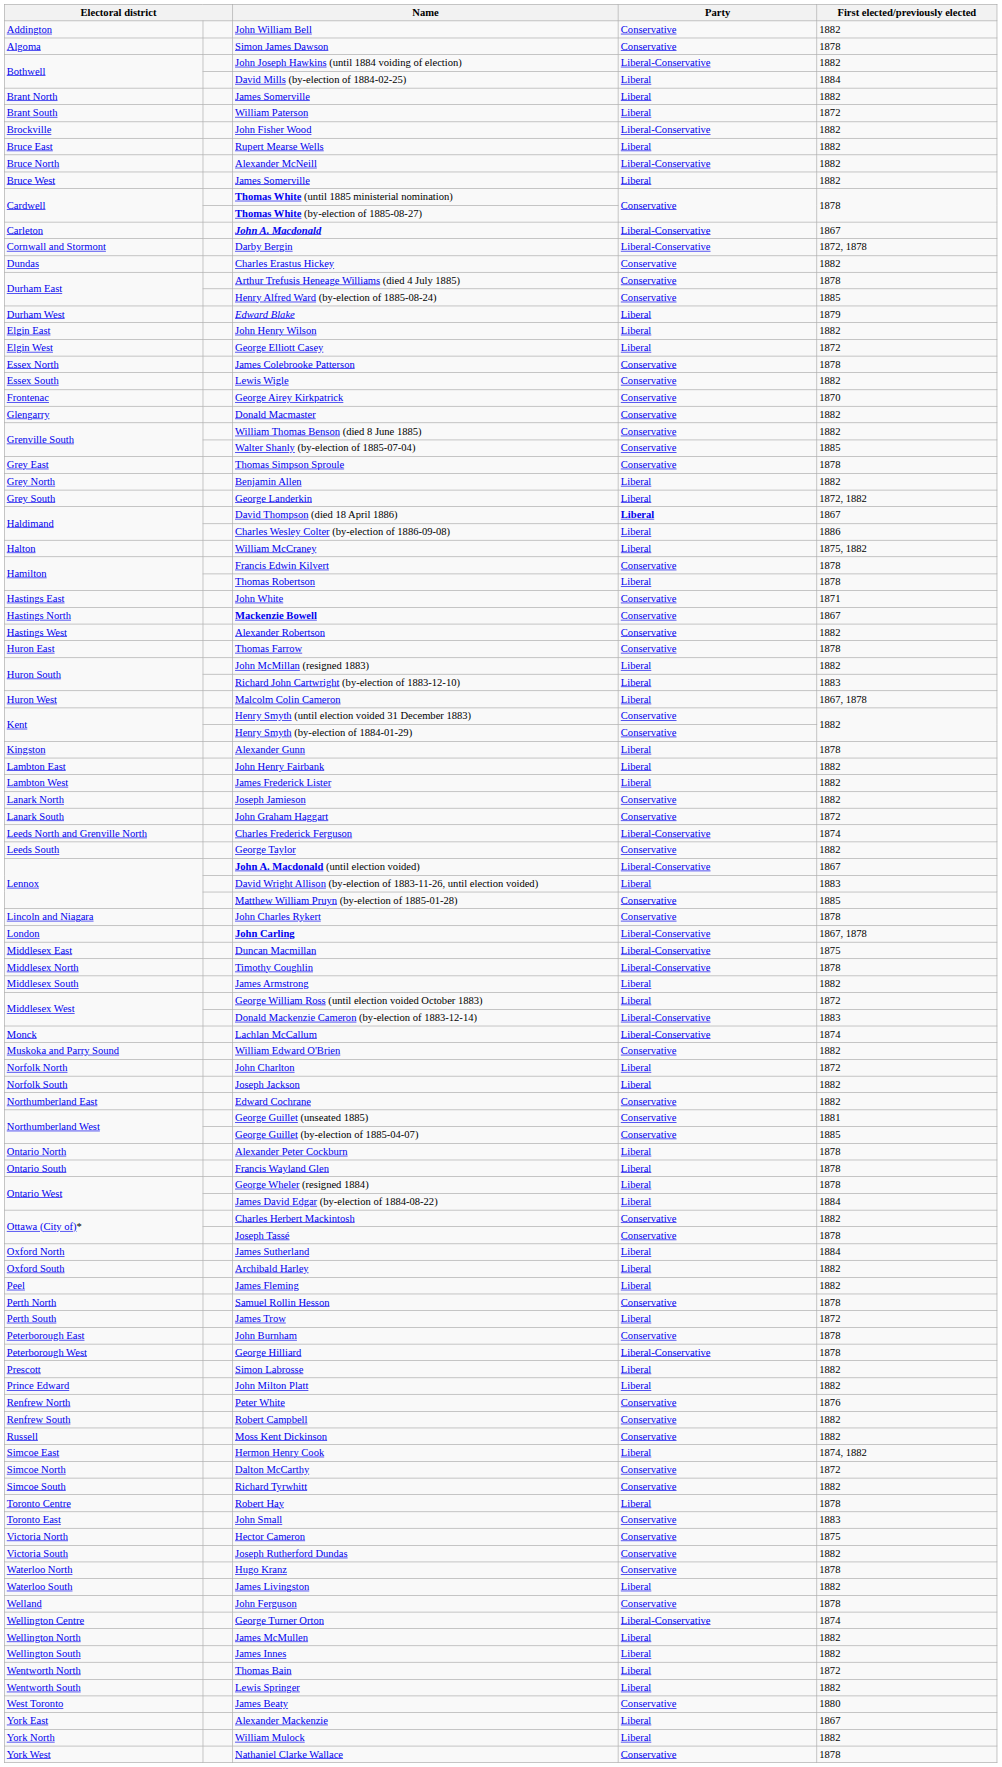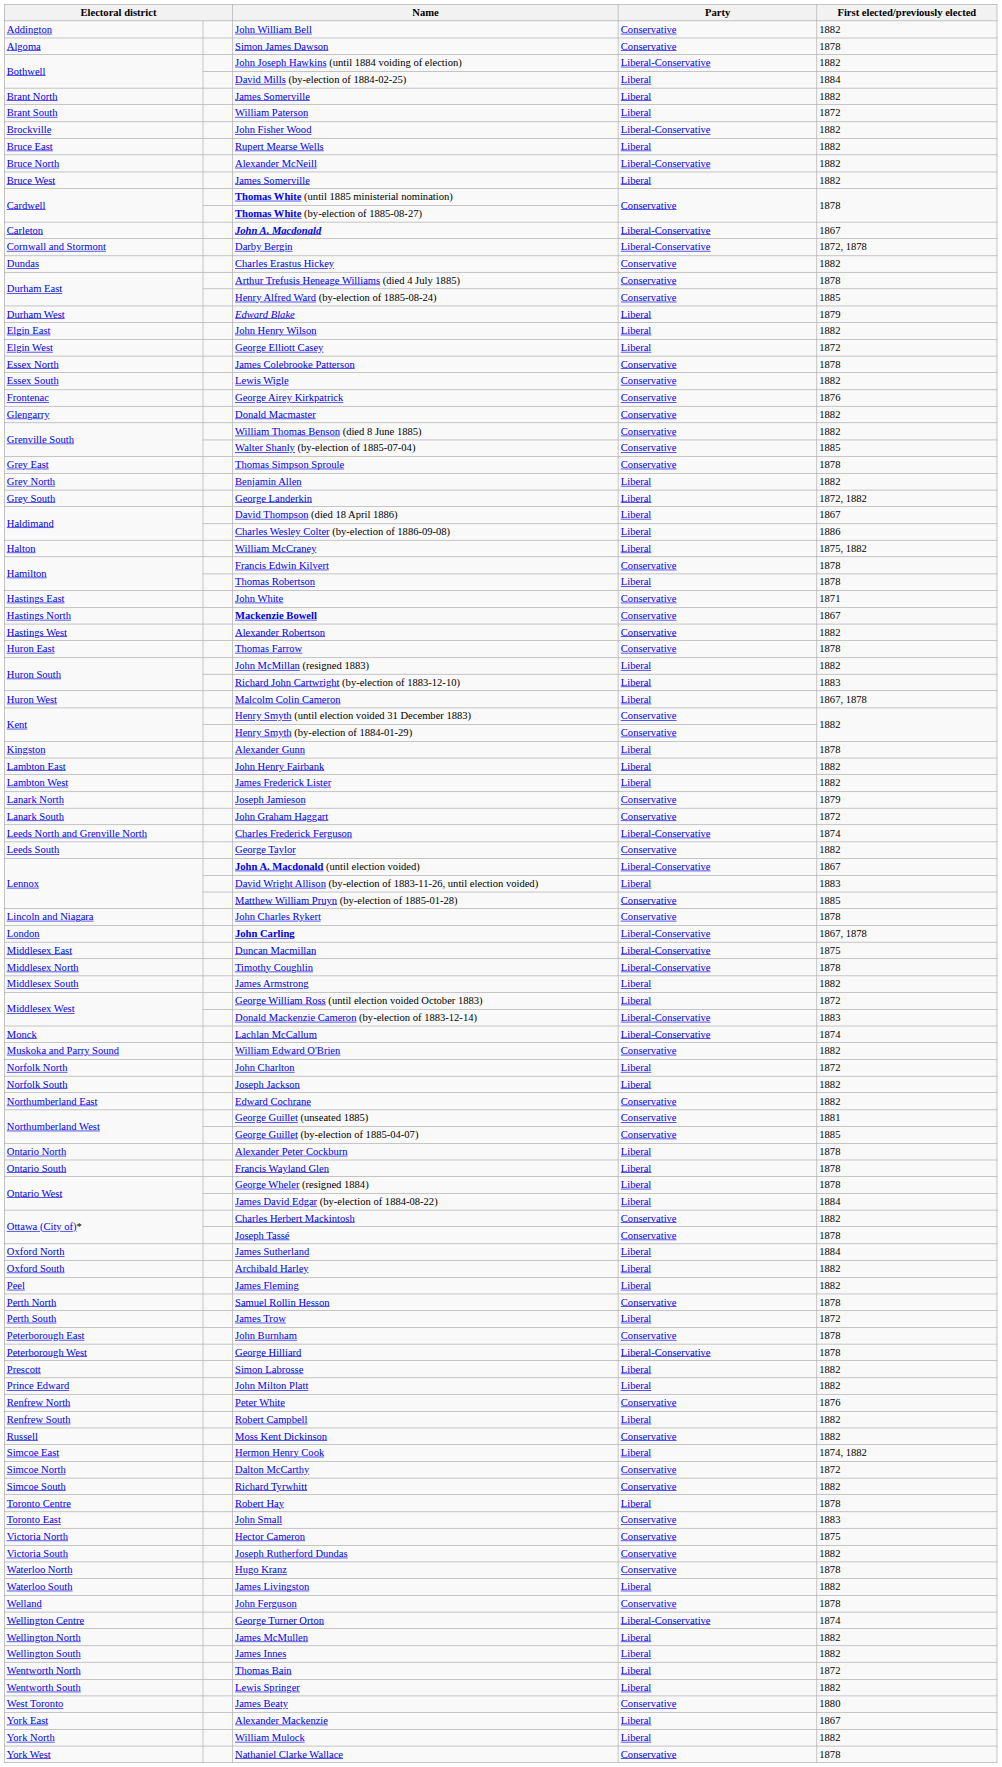(830, 398) 1870 -> (830, 398) 1876
(638, 515) bold -> (636, 515) normal
(830, 800) 1882 -> (830, 800) 1879
(649, 1419) Conservative -> (636, 1419) Liberal
